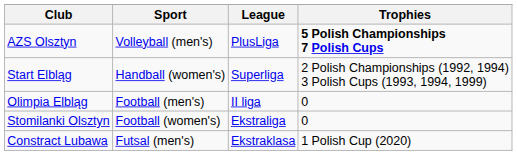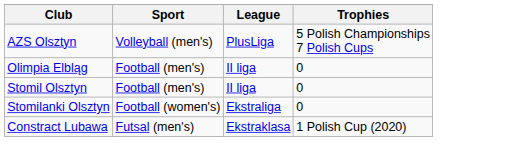(373, 41) bold -> (363, 41) normal
- row: (39, 75)
+ row: (47, 88)
